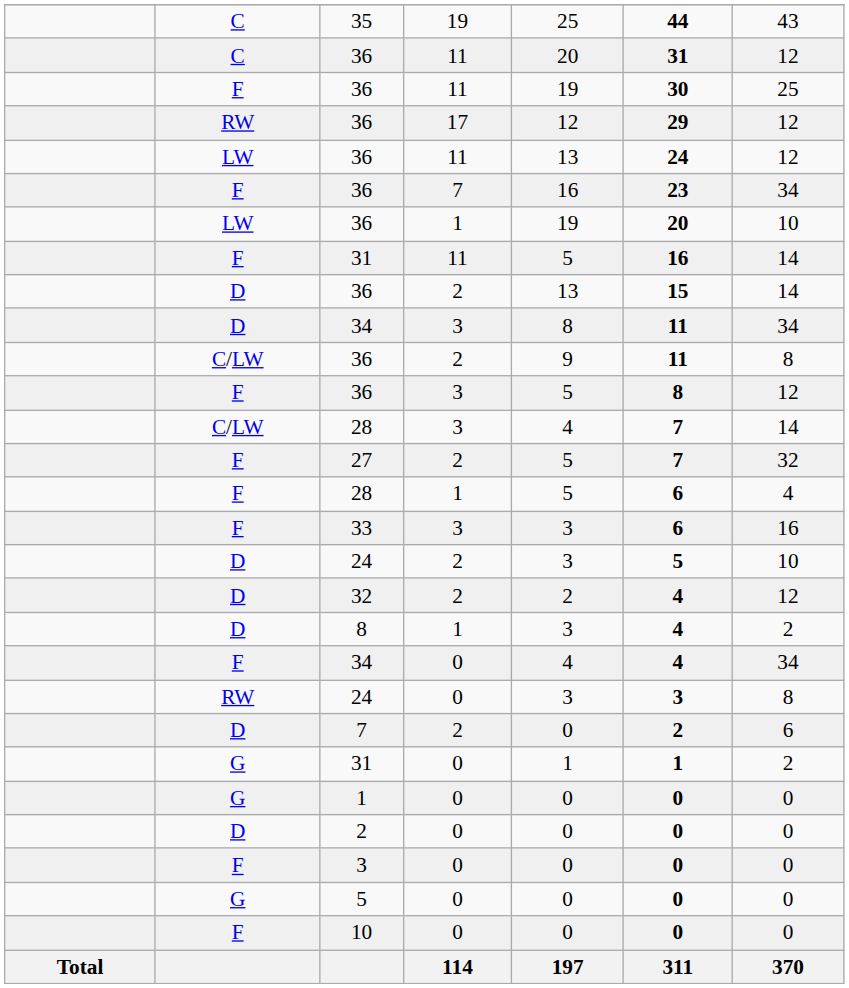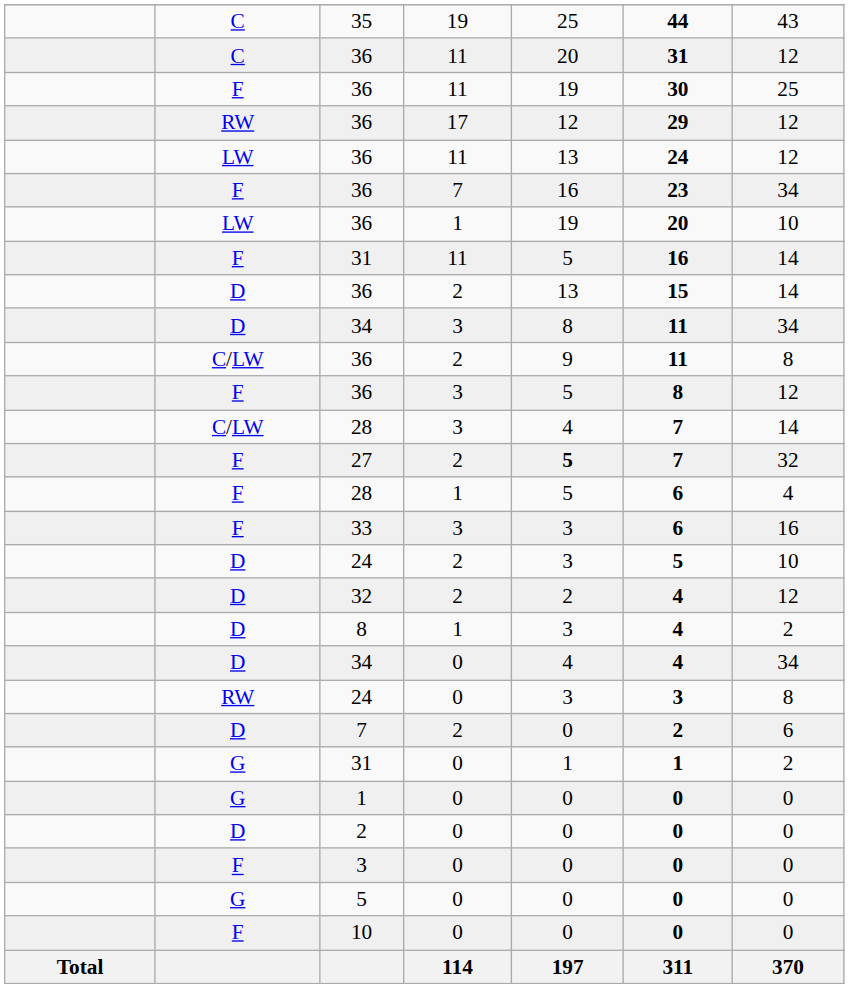(568, 460) normal -> (568, 460) bold
(238, 662) F -> (238, 662) D
